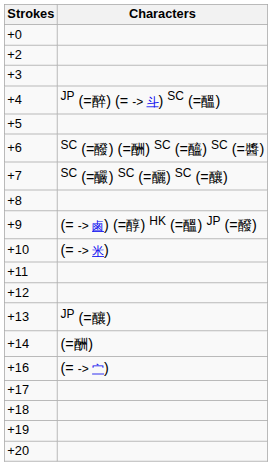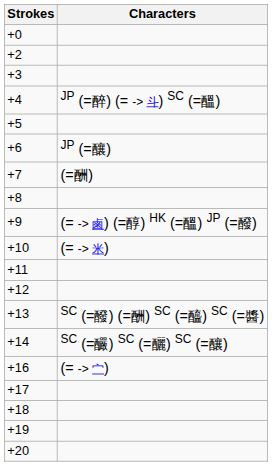(162, 147) SC (=醱) (=酬) SC (=醯) SC (=醬) -> (86, 147) JP (=釀)
(144, 175) SC (=釅) SC (=釃) SC (=釀) -> (77, 175) (=酬)
(86, 316) JP (=釀) -> (162, 314) SC (=醱) (=酬) SC (=醯) SC (=醬)
(77, 344) (=酬) -> (144, 342) SC (=釅) SC (=釃) SC (=釀)
